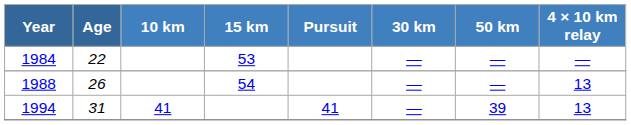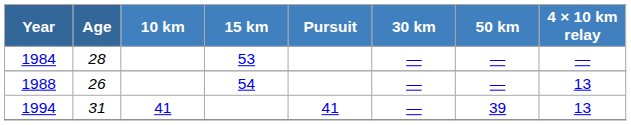(97, 59) 22 -> (97, 59) 28
